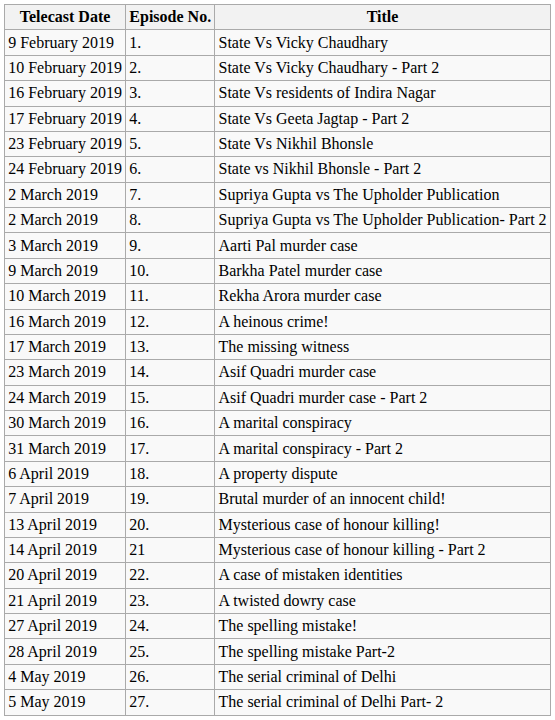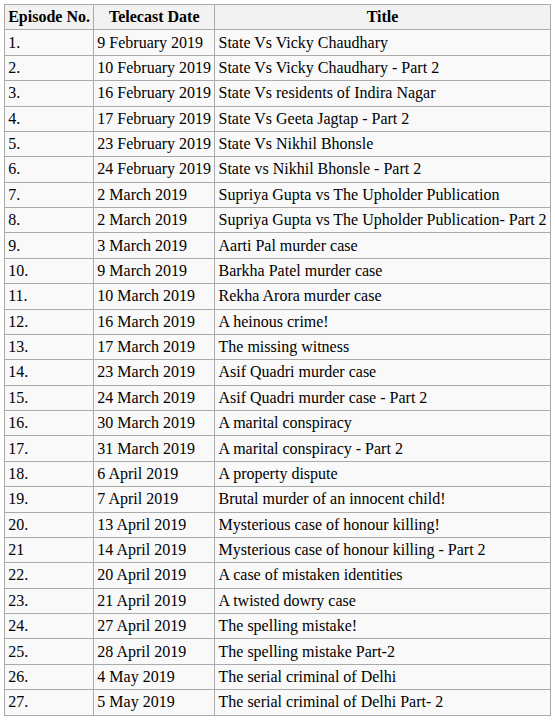columns swapped: (170, 17) <-> (65, 17)
